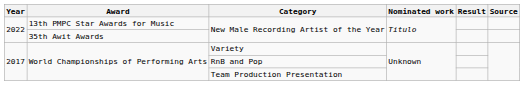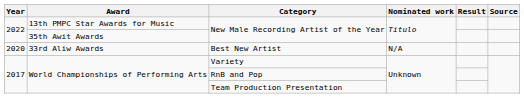+ row: (66, 49)
